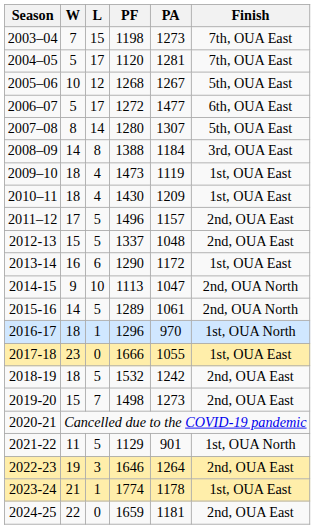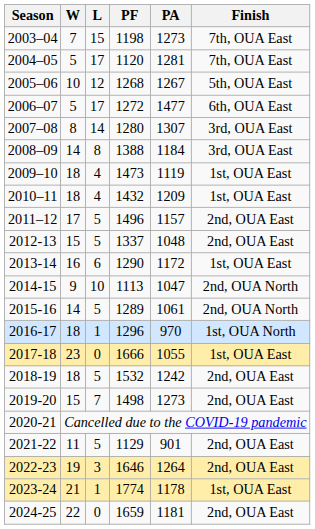(250, 128) 5th, OUA East -> (250, 128) 3rd, OUA East
(130, 196) 1430 -> (130, 196) 1432
(250, 444) 1st, OUA North -> (250, 444) 2nd, OUA East
